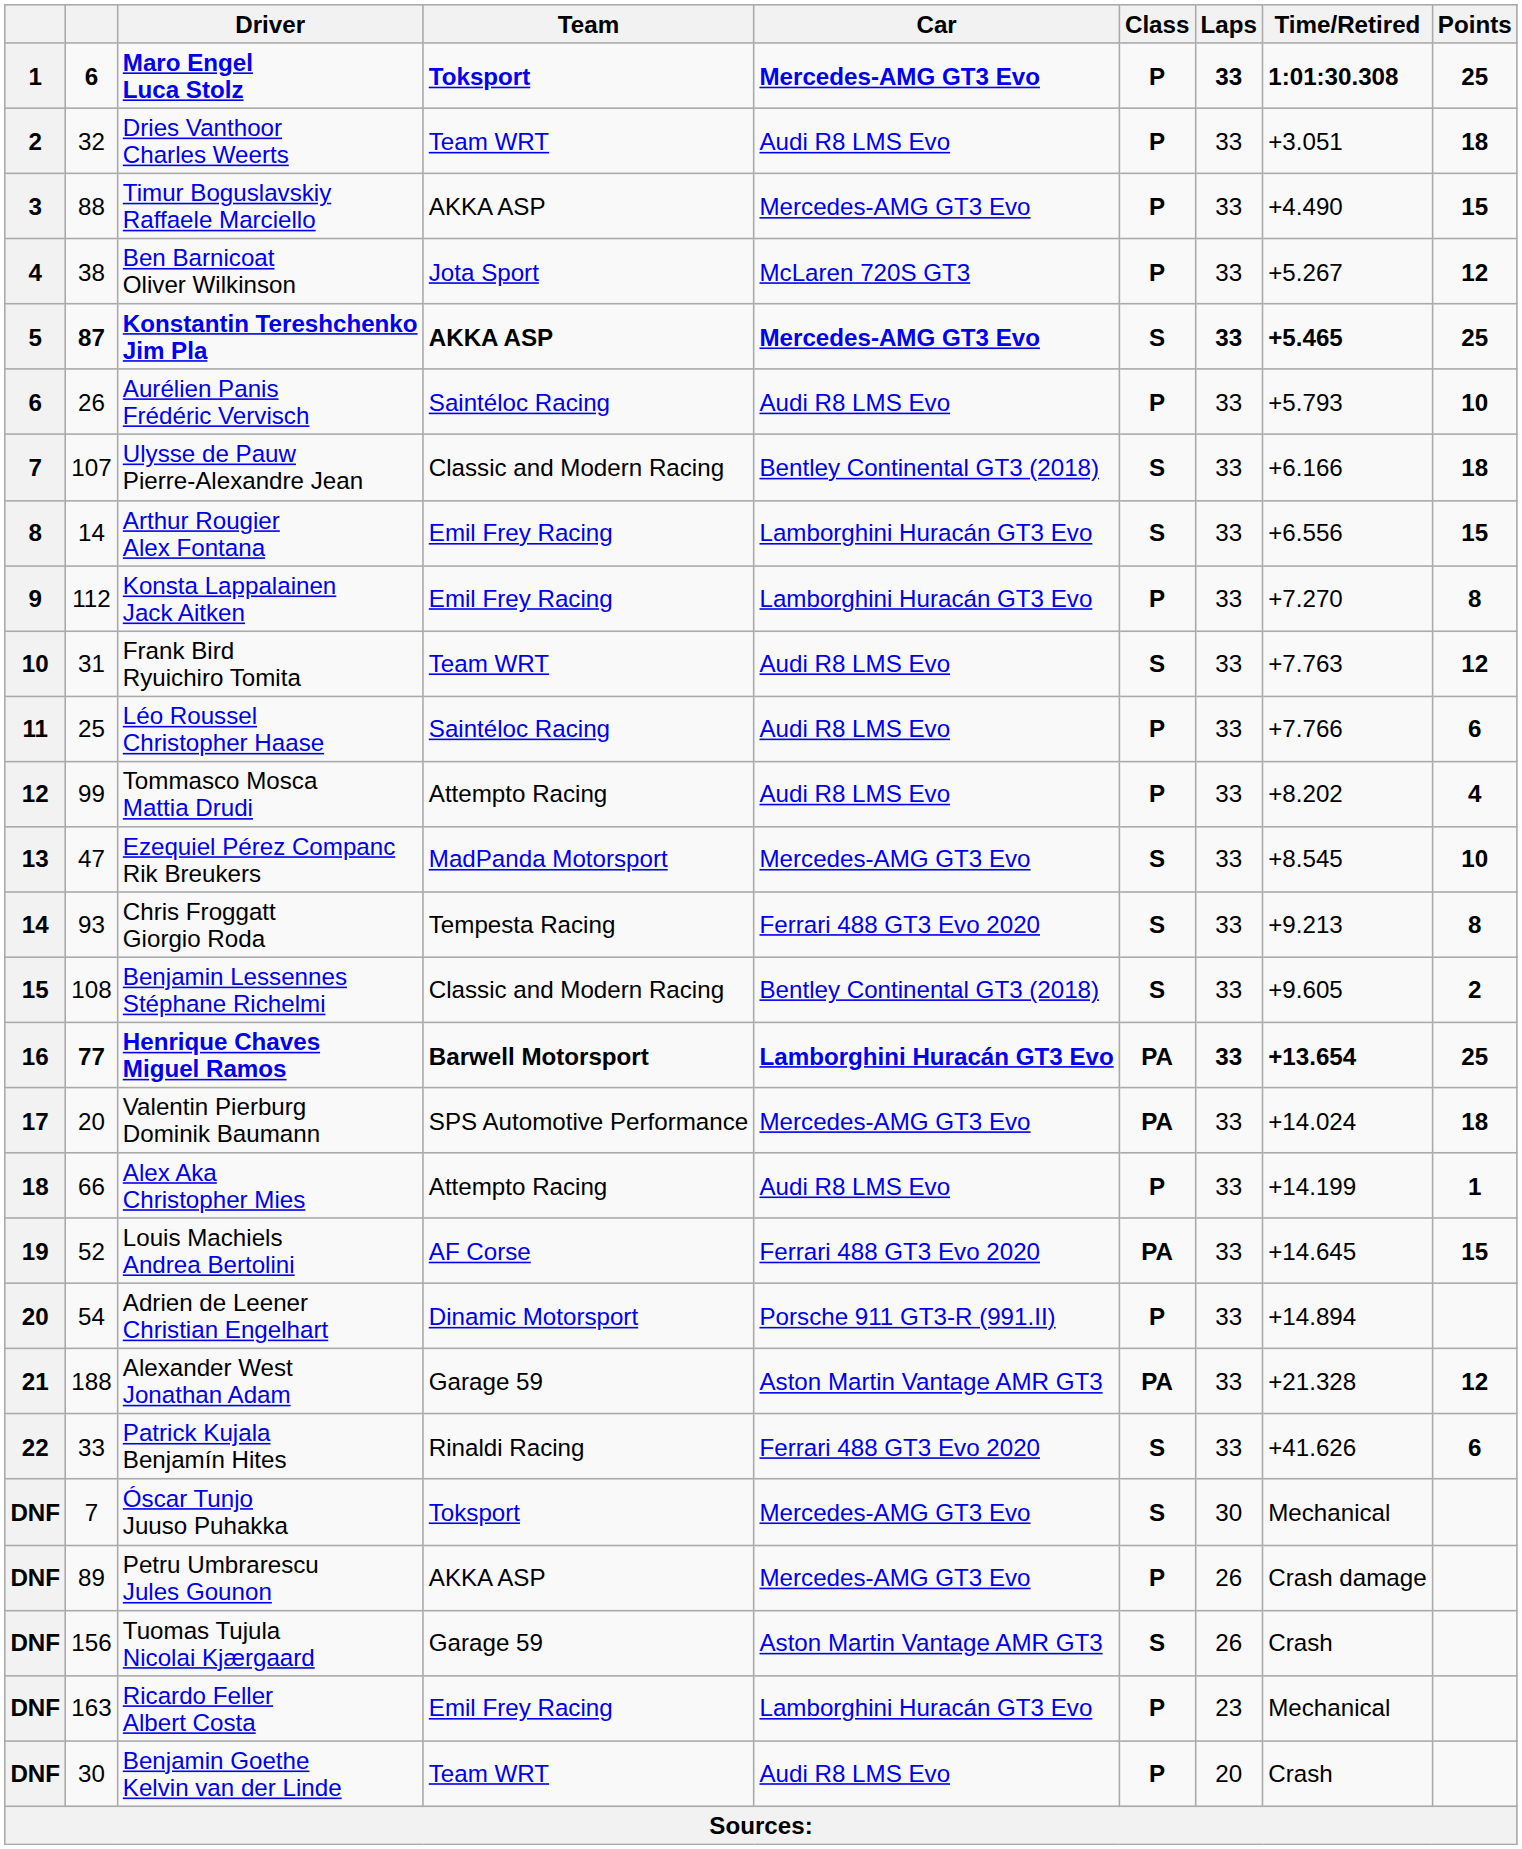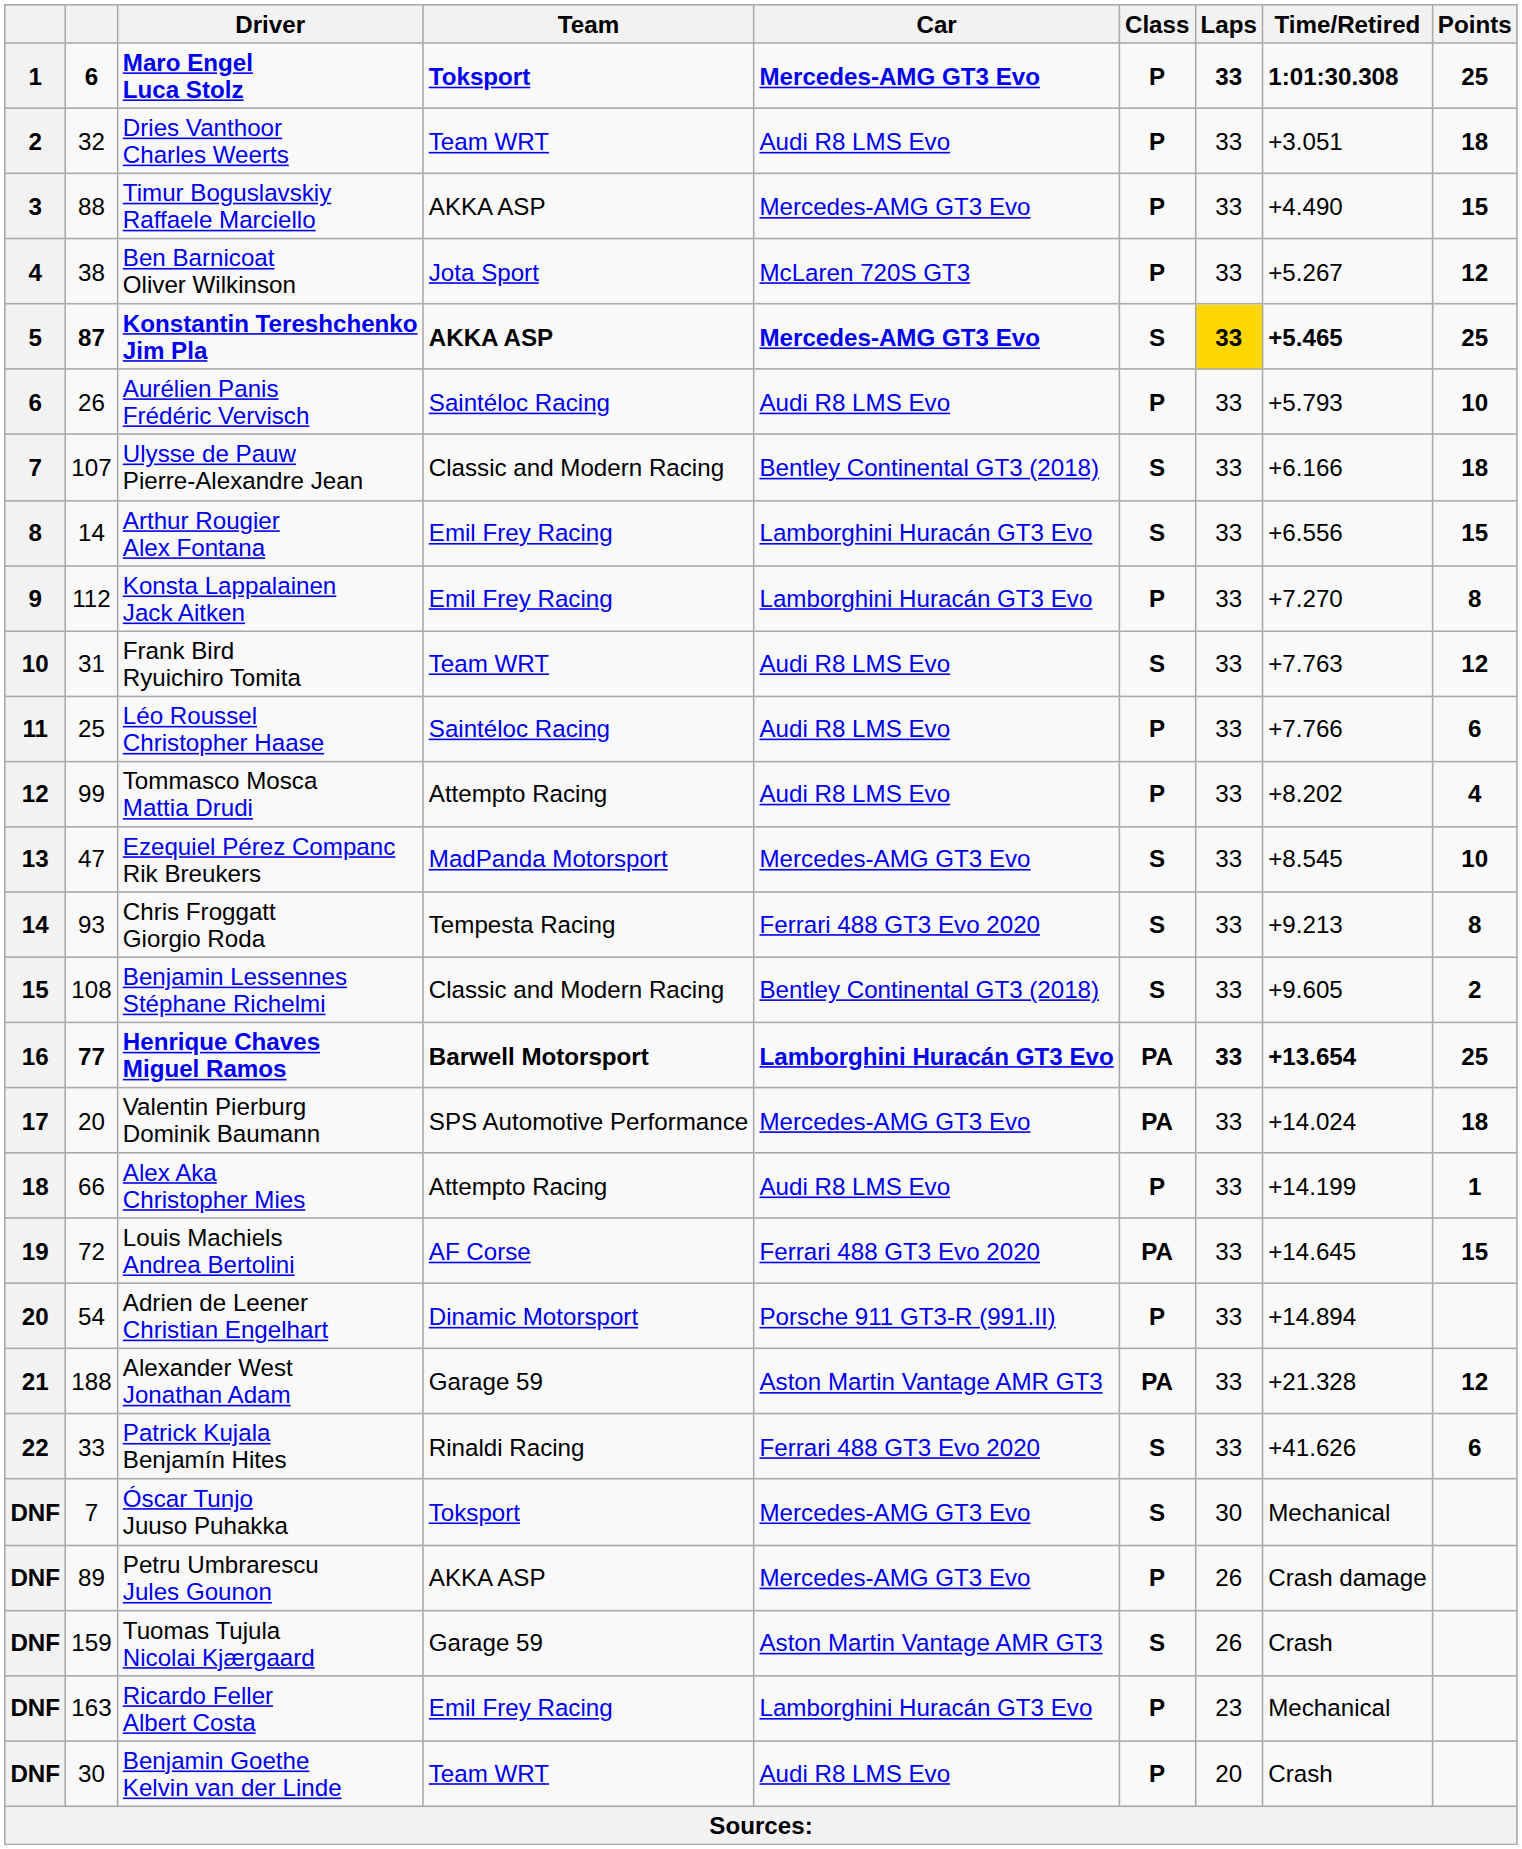(1229, 337) no background -> (1229, 337) gold background
(91, 1251) 52 -> (91, 1251) 72
(91, 1643) 156 -> (91, 1643) 159
